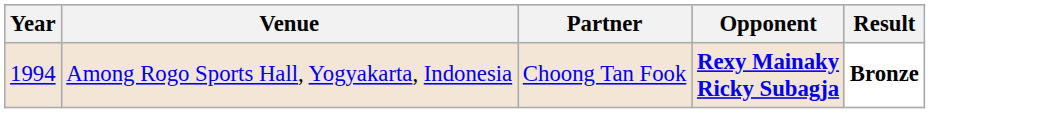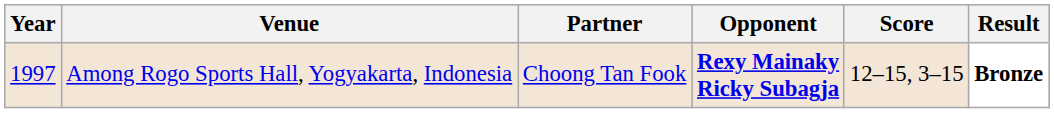+ column: (907, 23)
(33, 74) 1994 -> (33, 74) 1997
